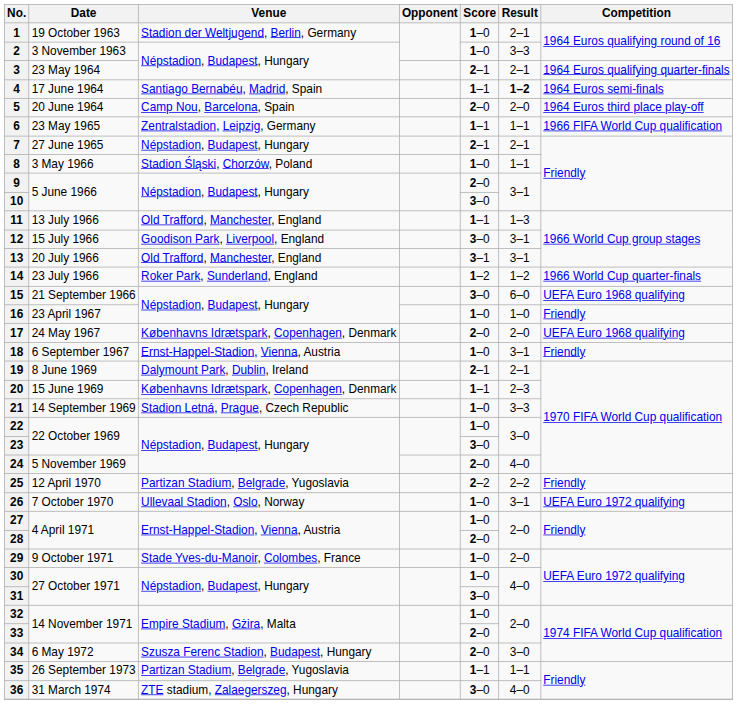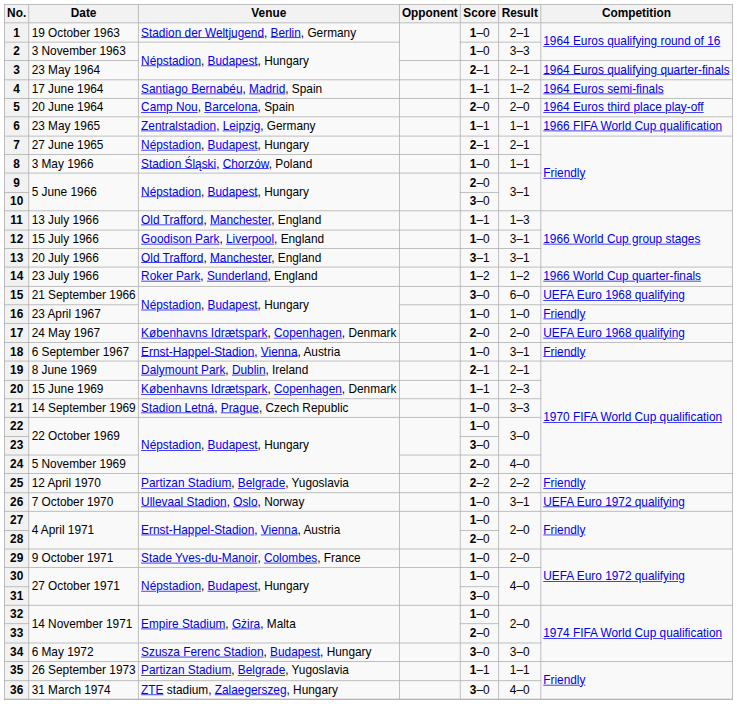(520, 88) bold -> (520, 88) normal
(480, 239) 3–0 -> (480, 239) 1–0
(480, 652) 2–0 -> (480, 652) 3–0
